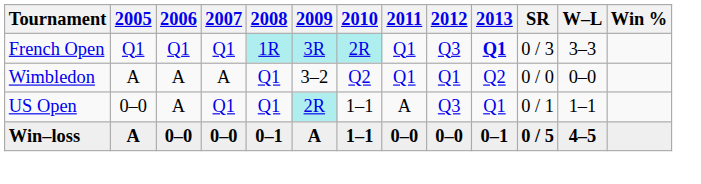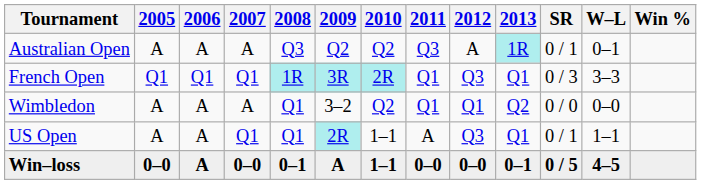+ row: (69, 48)
(494, 48) bold -> (518, 77) normal
(133, 106) 0–0 -> (157, 135) A
(133, 135) A -> (157, 164) 0–0
(178, 135) 0–0 -> (202, 164) A
